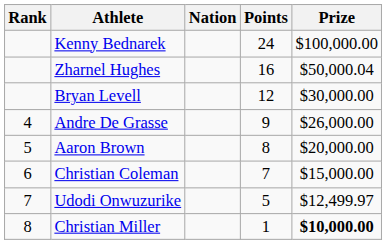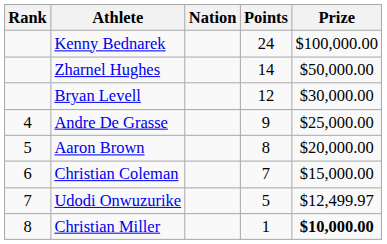(266, 69) 16 -> (266, 69) 14
(337, 69) $50,000.04 -> (337, 69) $50,000.00
(337, 122) $26,000.00 -> (337, 122) $25,000.00
